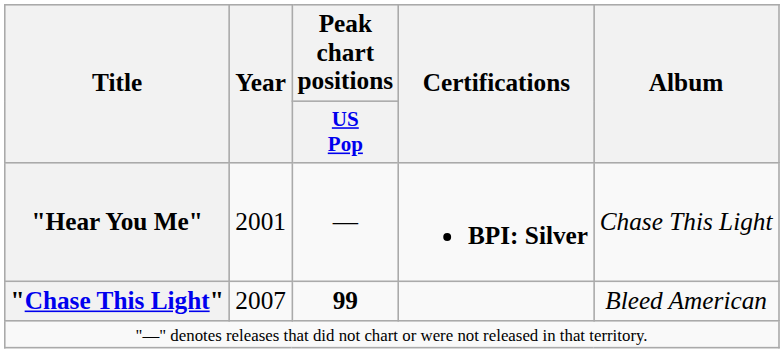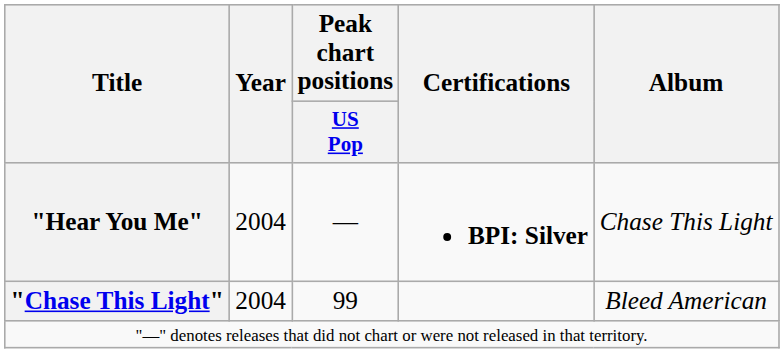(261, 221) 2001 -> (261, 221) 2004
(261, 301) 2007 -> (261, 301) 2004
(345, 301) bold -> (345, 301) normal
